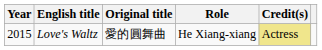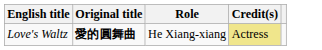- column: (19, 14)
(136, 34) normal -> (106, 34) bold
